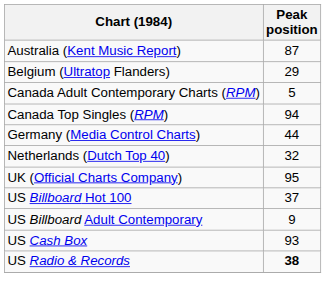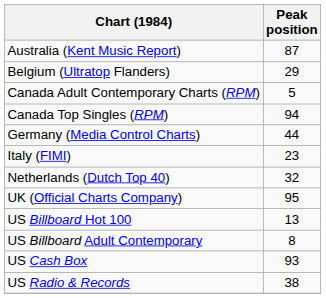+ row: (39, 156)
(292, 198) 37 -> (292, 219) 13
(292, 219) 9 -> (292, 240) 8
(292, 261) bold -> (292, 282) normal
